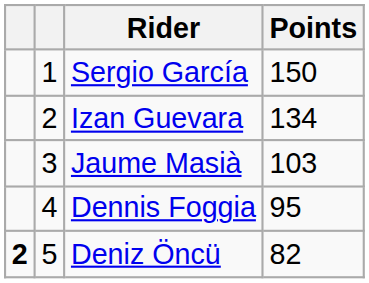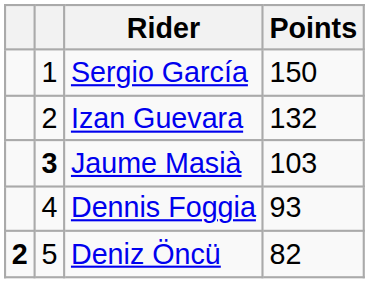(293, 118) 134 -> (293, 118) 132
(49, 163) normal -> (49, 163) bold
(285, 208) 95 -> (285, 208) 93
